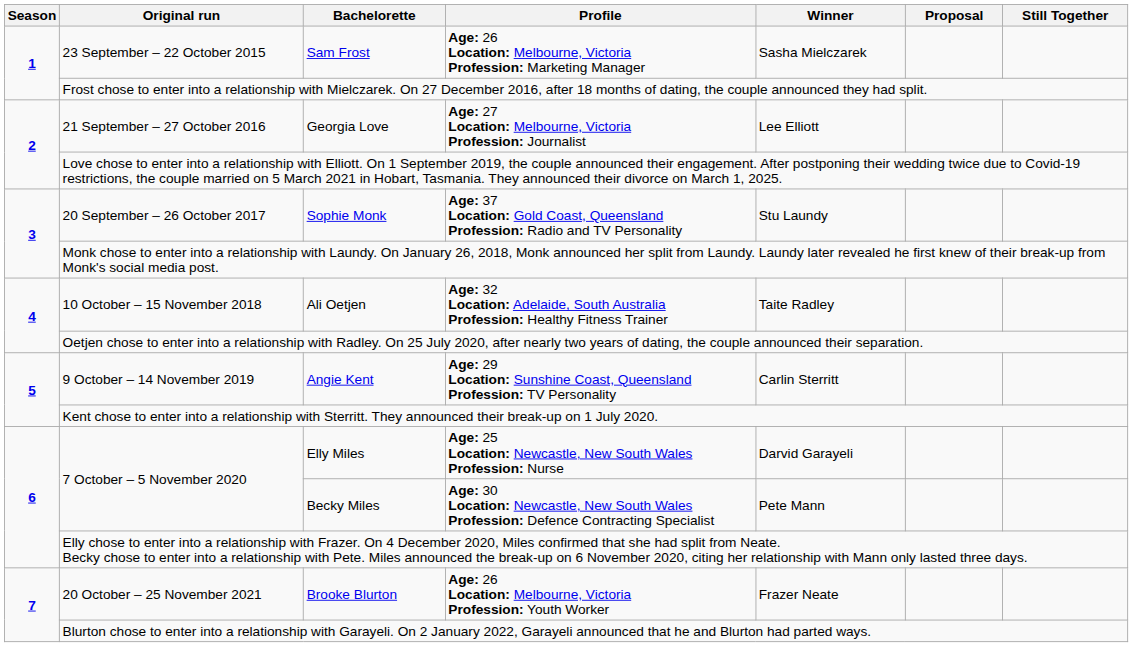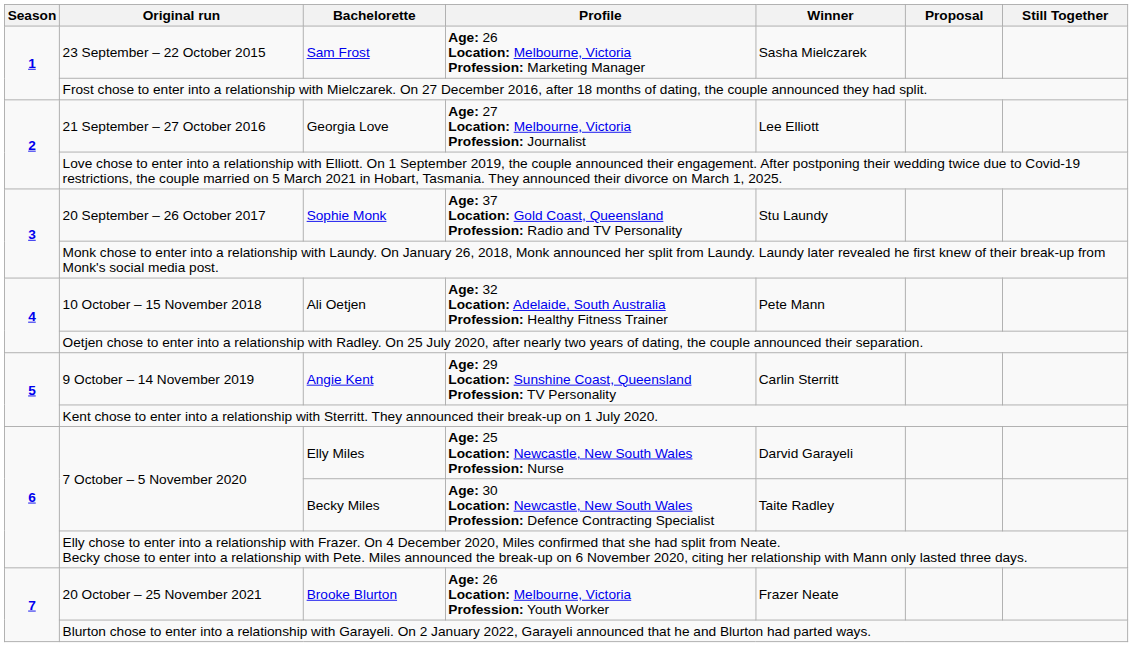(796, 305) Taite Radley -> (792, 305) Pete Mann
(792, 505) Pete Mann -> (796, 505) Taite Radley
